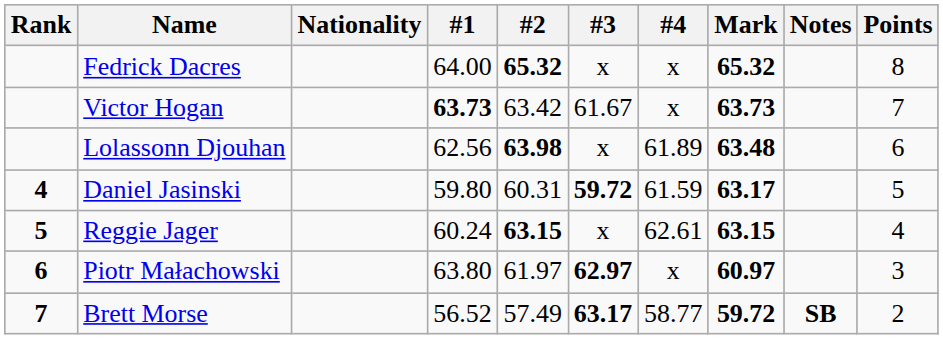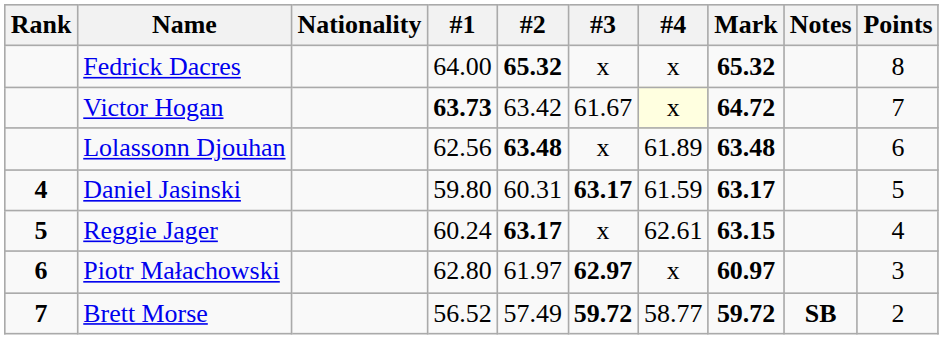(673, 107) no background -> (673, 107) lightyellow background
(746, 107) 63.73 -> (746, 107) 64.72
(533, 148) 63.98 -> (533, 148) 63.48
(603, 189) 59.72 -> (603, 189) 63.17
(533, 230) 63.15 -> (533, 230) 63.17
(462, 271) 63.80 -> (462, 271) 62.80
(603, 312) 63.17 -> (603, 312) 59.72
